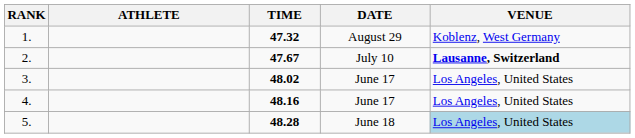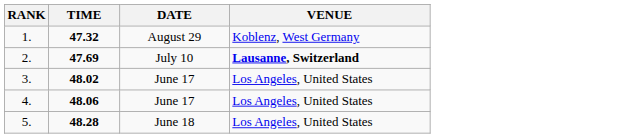- column: (149, 15)
(285, 58) 47.67 -> (84, 58) 47.69
(285, 101) 48.16 -> (84, 101) 48.06
(503, 122) lightblue background -> (302, 122) no background
